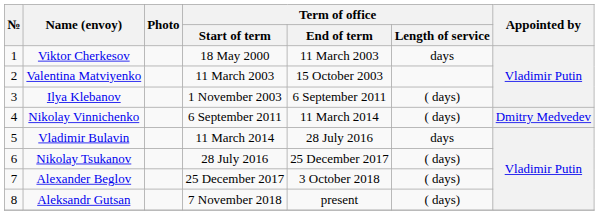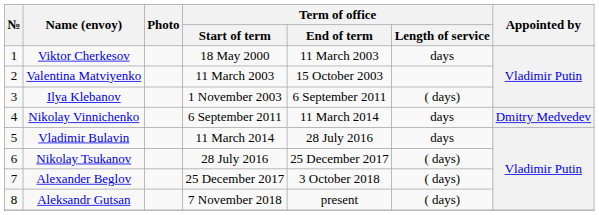(442, 117) ( days) -> (442, 117) days
